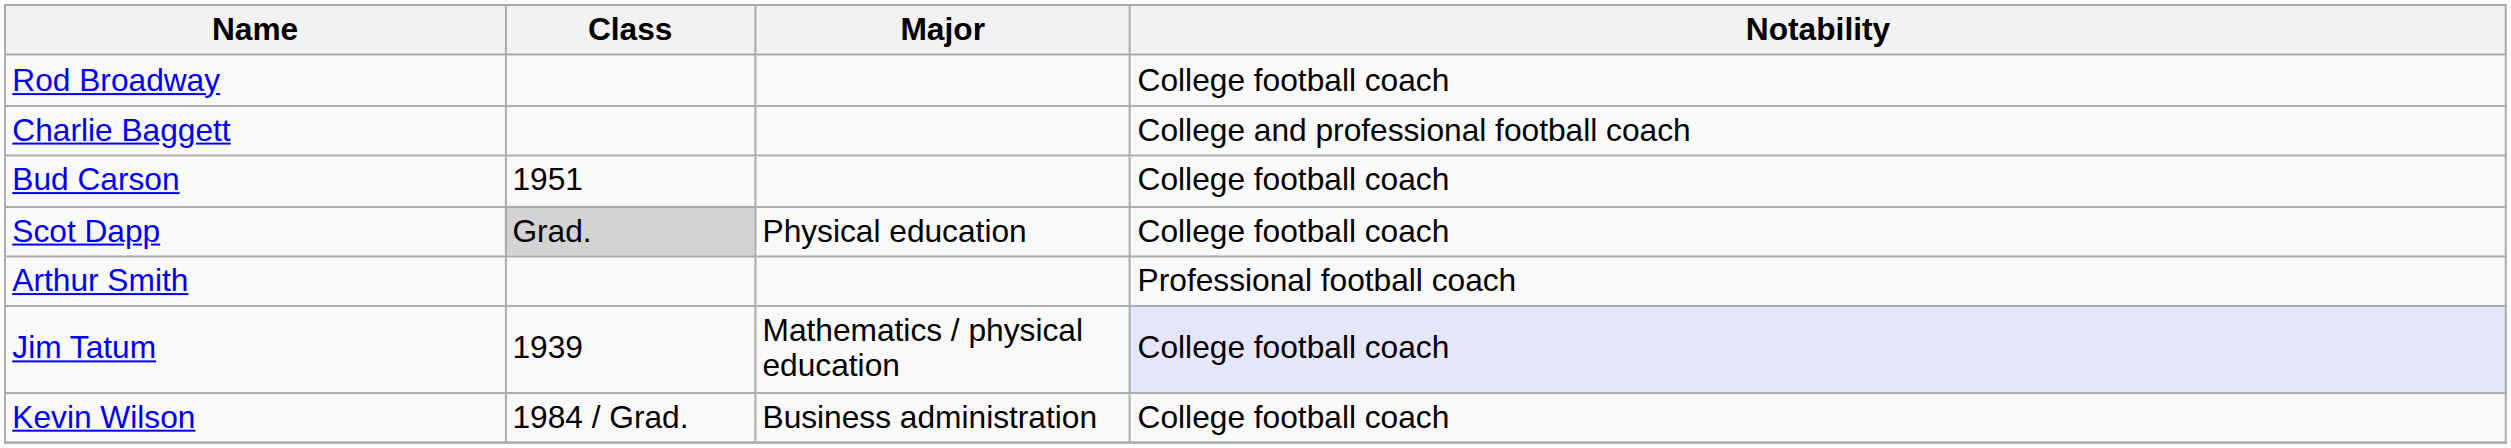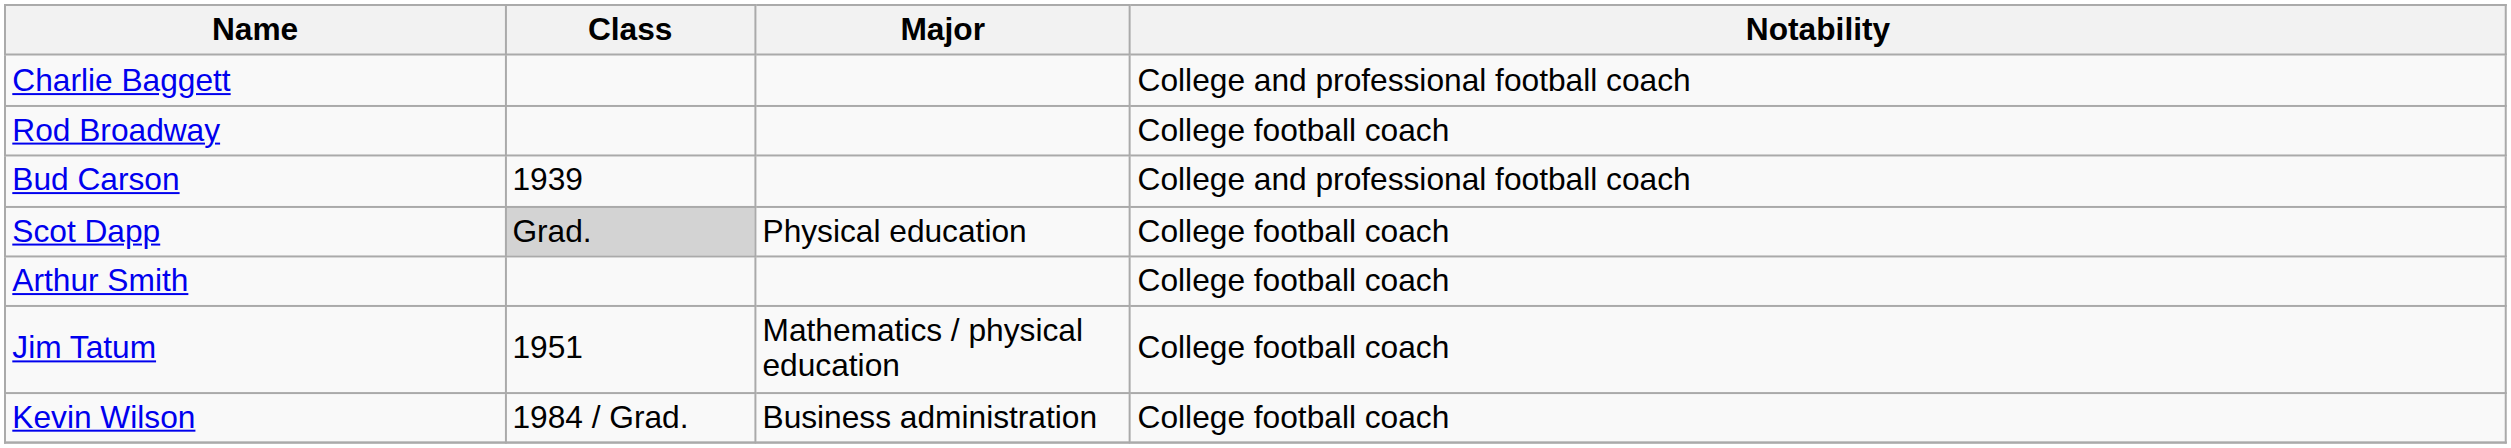rows swapped: (121, 130) <-> (116, 79)
(548, 180) 1951 -> (548, 180) 1939
(1293, 180) College football coach -> (1414, 180) College and professional football coach
(1327, 280) Professional football coach -> (1293, 280) College football coach
(548, 348) 1939 -> (548, 348) 1951
(1293, 348) lavender background -> (1293, 348) no background
